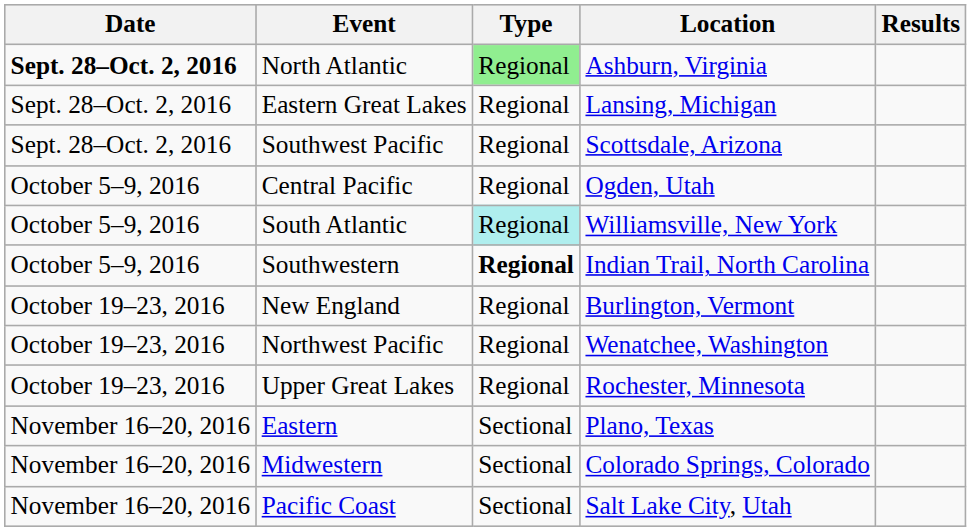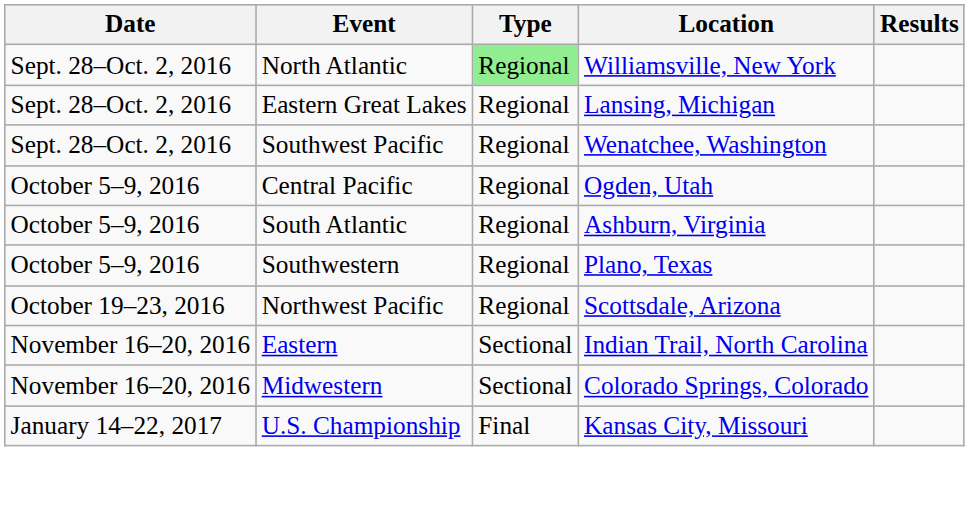(124, 64) bold -> (121, 64) normal
(676, 64) Ashburn, Virginia -> (710, 64) Williamsville, New York
(684, 144) Scottsdale, Arizona -> (705, 144) Wenatchee, Washington
(524, 225) paleturquoise background -> (524, 225) no background
(711, 225) Williamsville, New York -> (675, 225) Ashburn, Virginia
(526, 265) bold -> (524, 265) normal
(727, 265) Indian Trail, North Carolina -> (648, 265) Plano, Texas
- row: (331, 305)
(707, 345) Wenatchee, Washington -> (682, 305) Scottsdale, Arizona
- row: (358, 385)
(650, 425) Plano, Texas -> (726, 345) Indian Trail, North Carolina
- row: (329, 505)
+ row: (361, 425)
